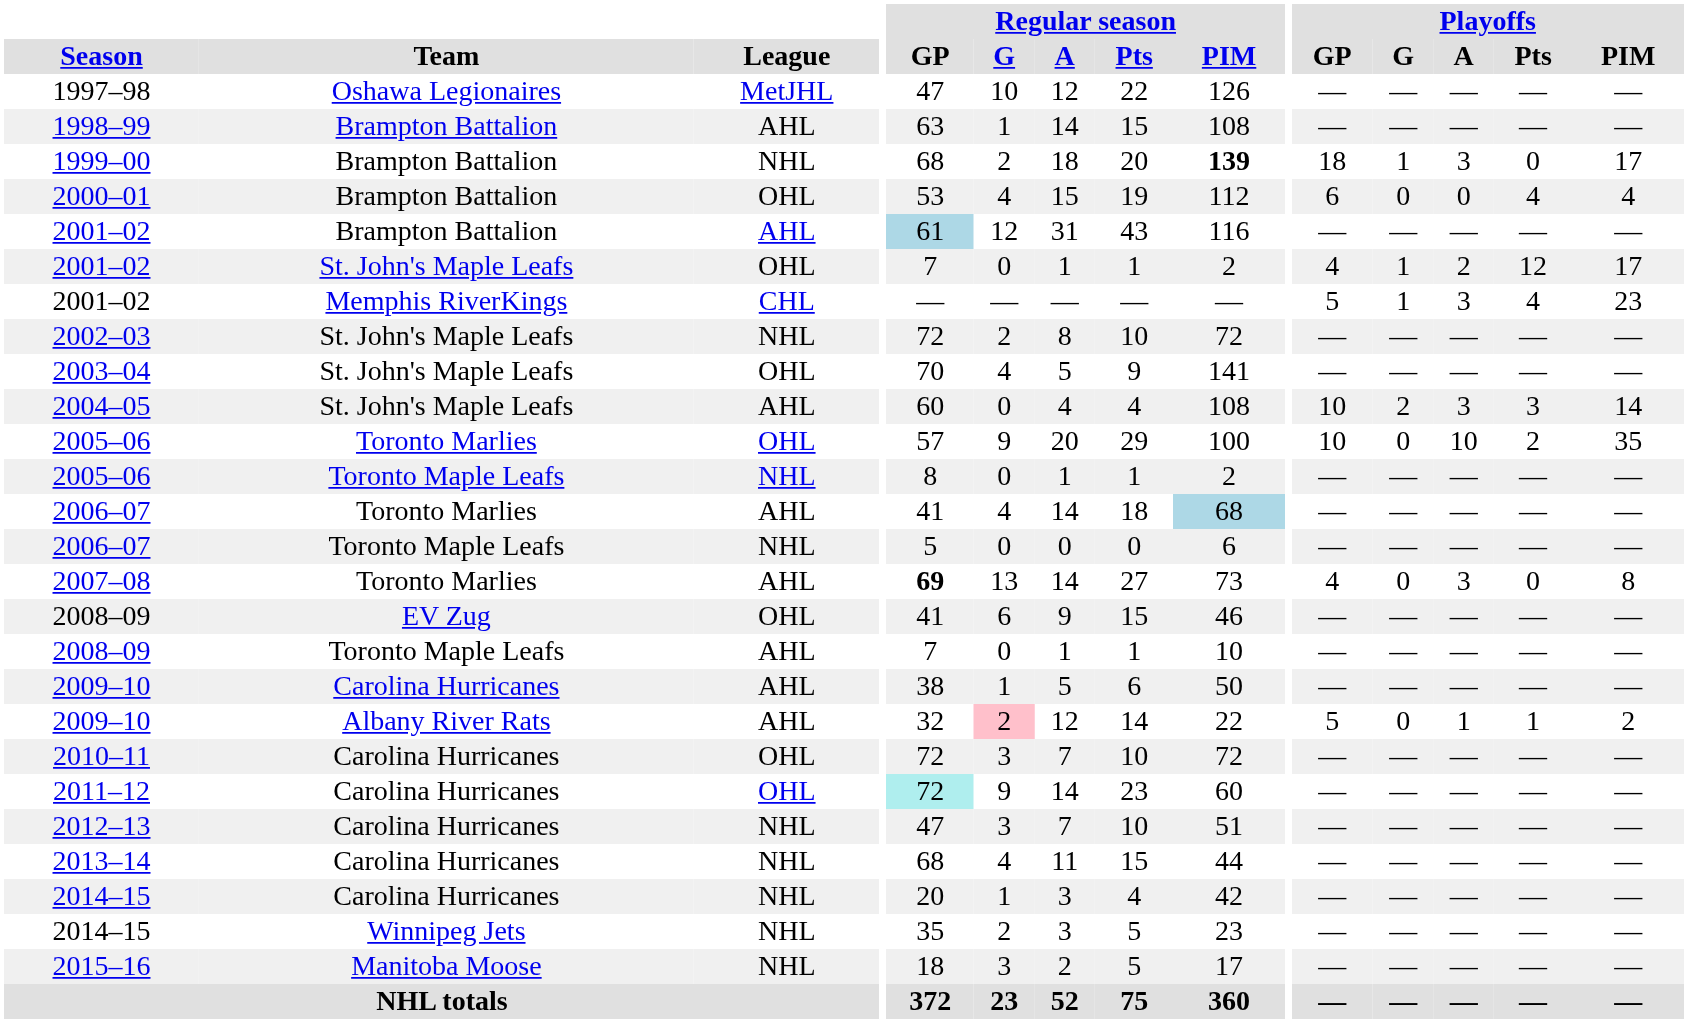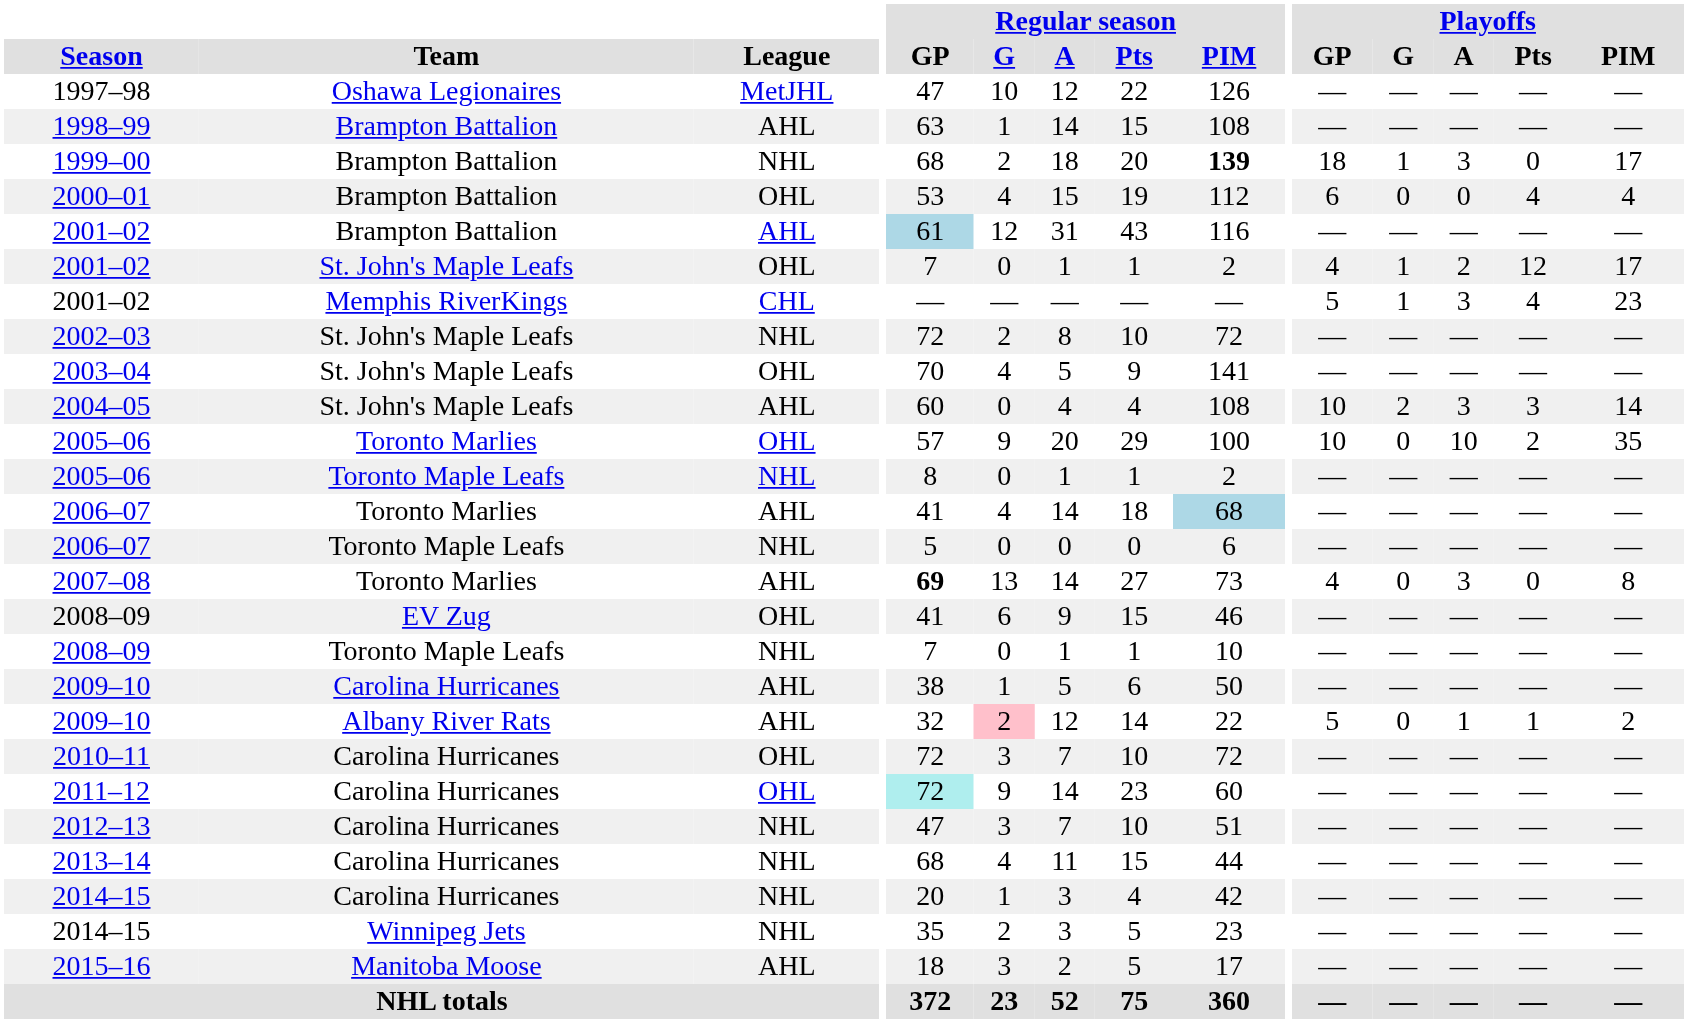(787, 651) AHL -> (787, 651) NHL
(787, 966) NHL -> (787, 966) AHL
